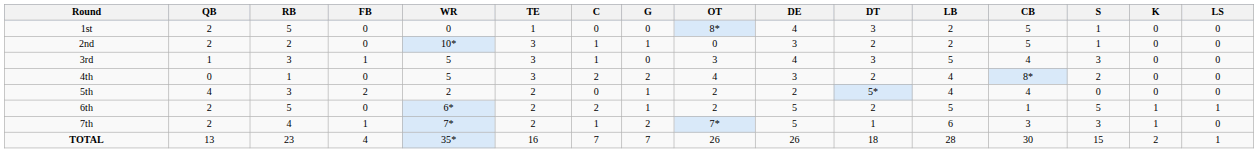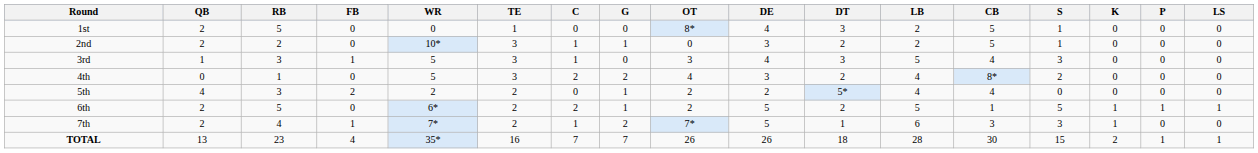+ column: (1163, 12)
